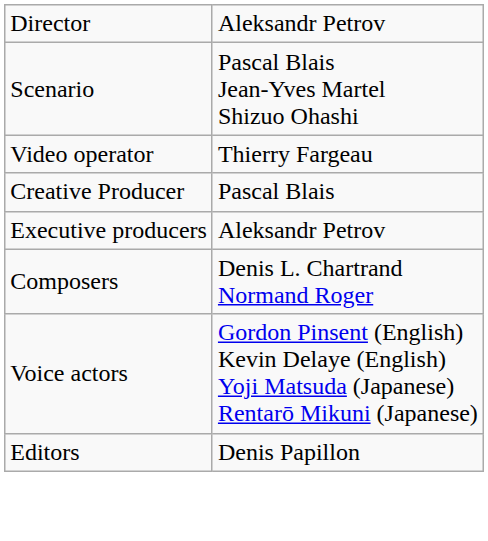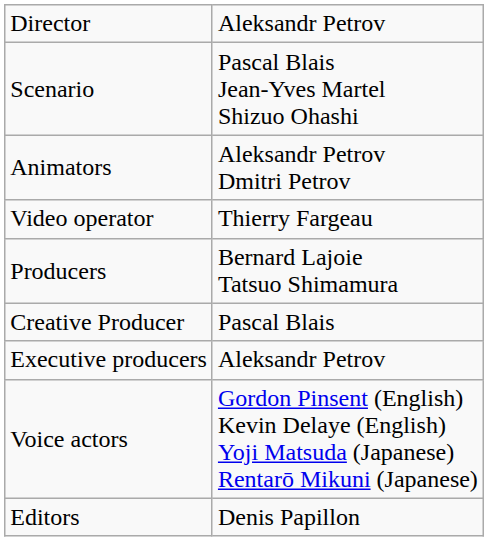+ row: (61, 167)
+ row: (58, 270)
- row: (64, 281)
